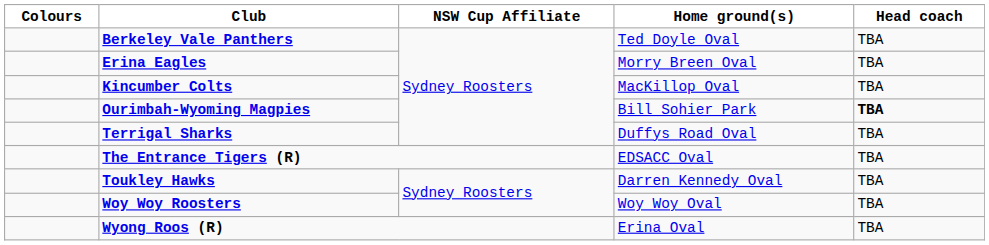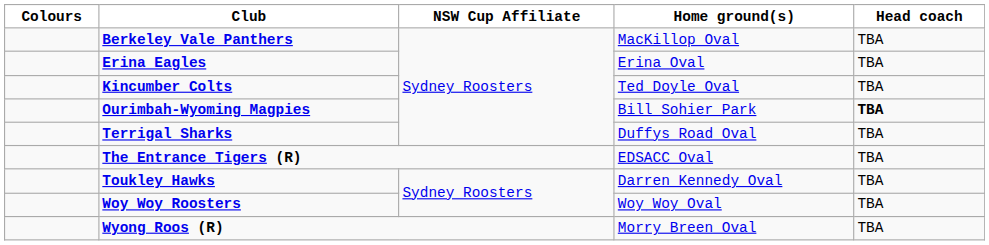(678, 40) Ted Doyle Oval -> (678, 40) MacKillop Oval
(687, 63) Morry Breen Oval -> (661, 63) Erina Oval
(678, 87) MacKillop Oval -> (678, 87) Ted Doyle Oval
(661, 228) Erina Oval -> (687, 228) Morry Breen Oval
